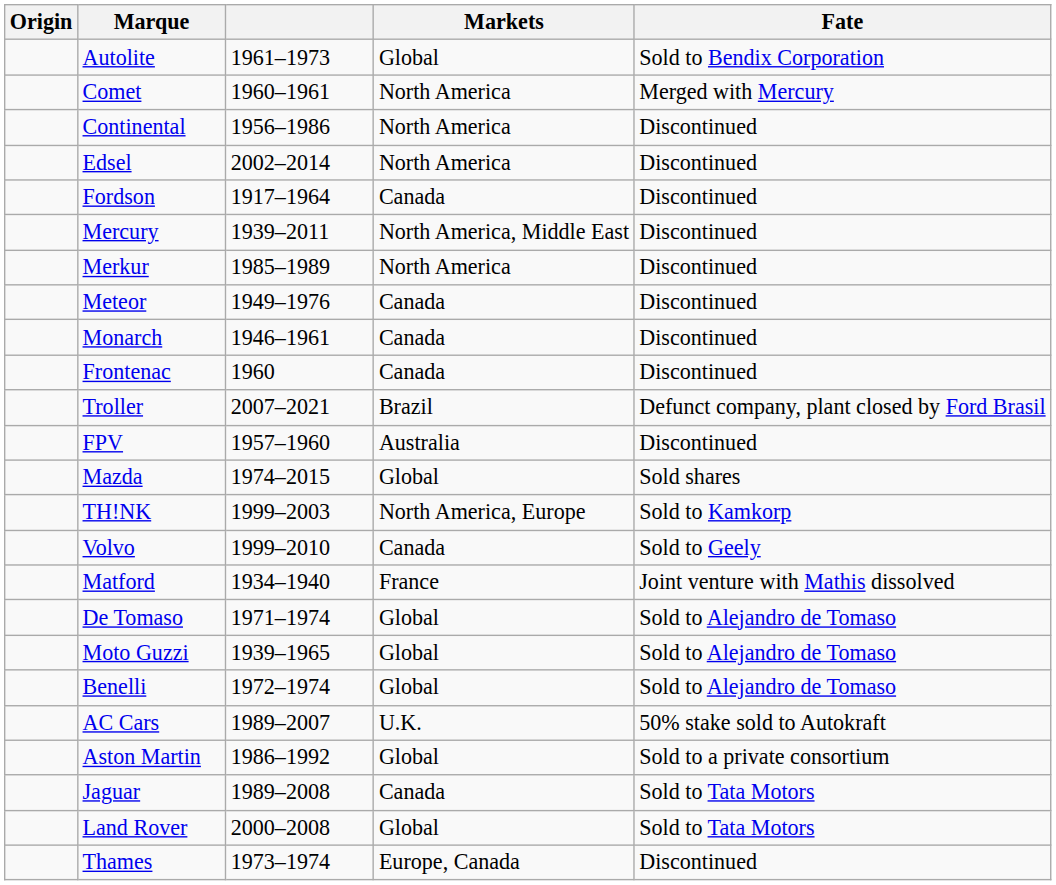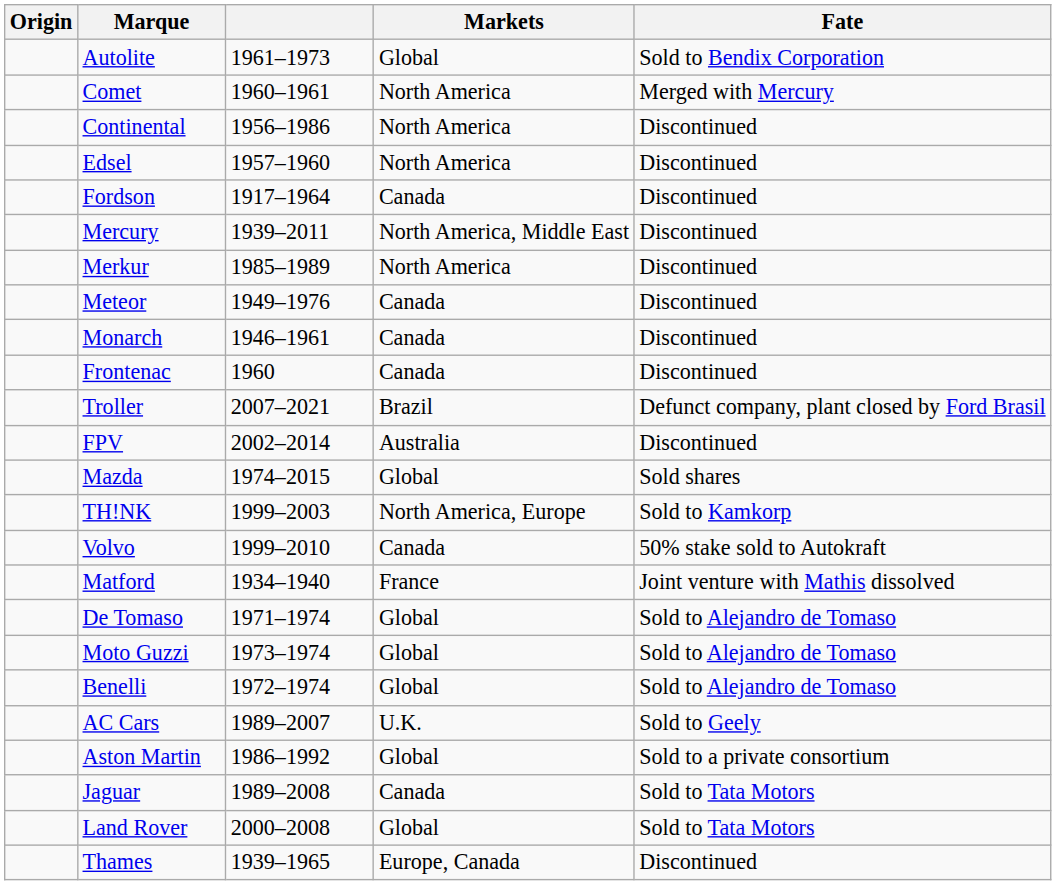(280, 162) 2002–2014 -> (280, 162) 1957–1960
(280, 442) 1957–1960 -> (280, 442) 2002–2014
(700, 547) Sold to Geely -> (763, 547) 50% stake sold to Autokraft
(280, 652) 1939–1965 -> (280, 652) 1973–1974
(763, 722) 50% stake sold to Autokraft -> (700, 722) Sold to Geely
(280, 862) 1973–1974 -> (280, 862) 1939–1965
